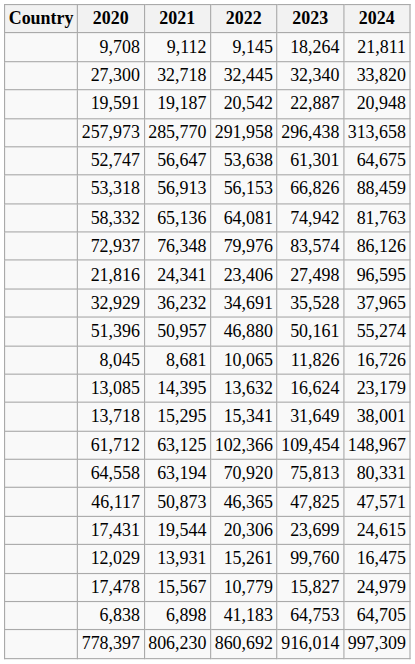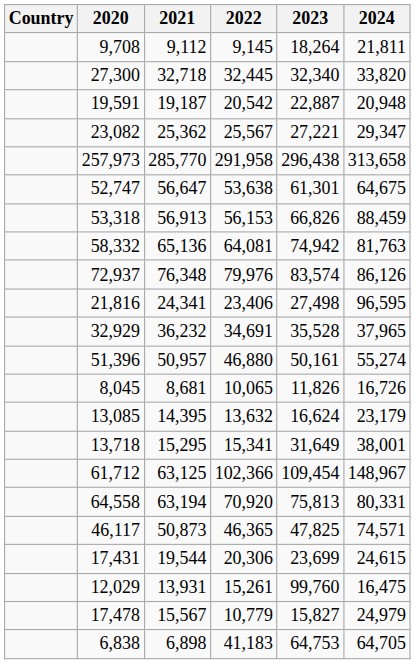+ row: (115, 132)
(381, 501) 47,571 -> (381, 530) 74,571
- row: (111, 643)
